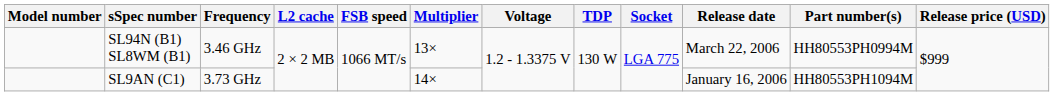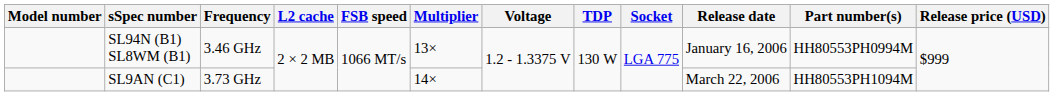(733, 47) March 22, 2006 -> (736, 47) January 16, 2006
(736, 79) January 16, 2006 -> (733, 79) March 22, 2006
